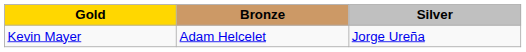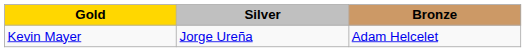columns swapped: (435, 15) <-> (263, 15)
